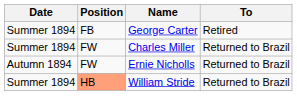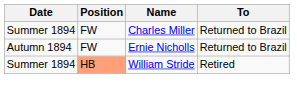- row: (163, 30)
(246, 82) Returned to Brazil -> (217, 64) Retired
